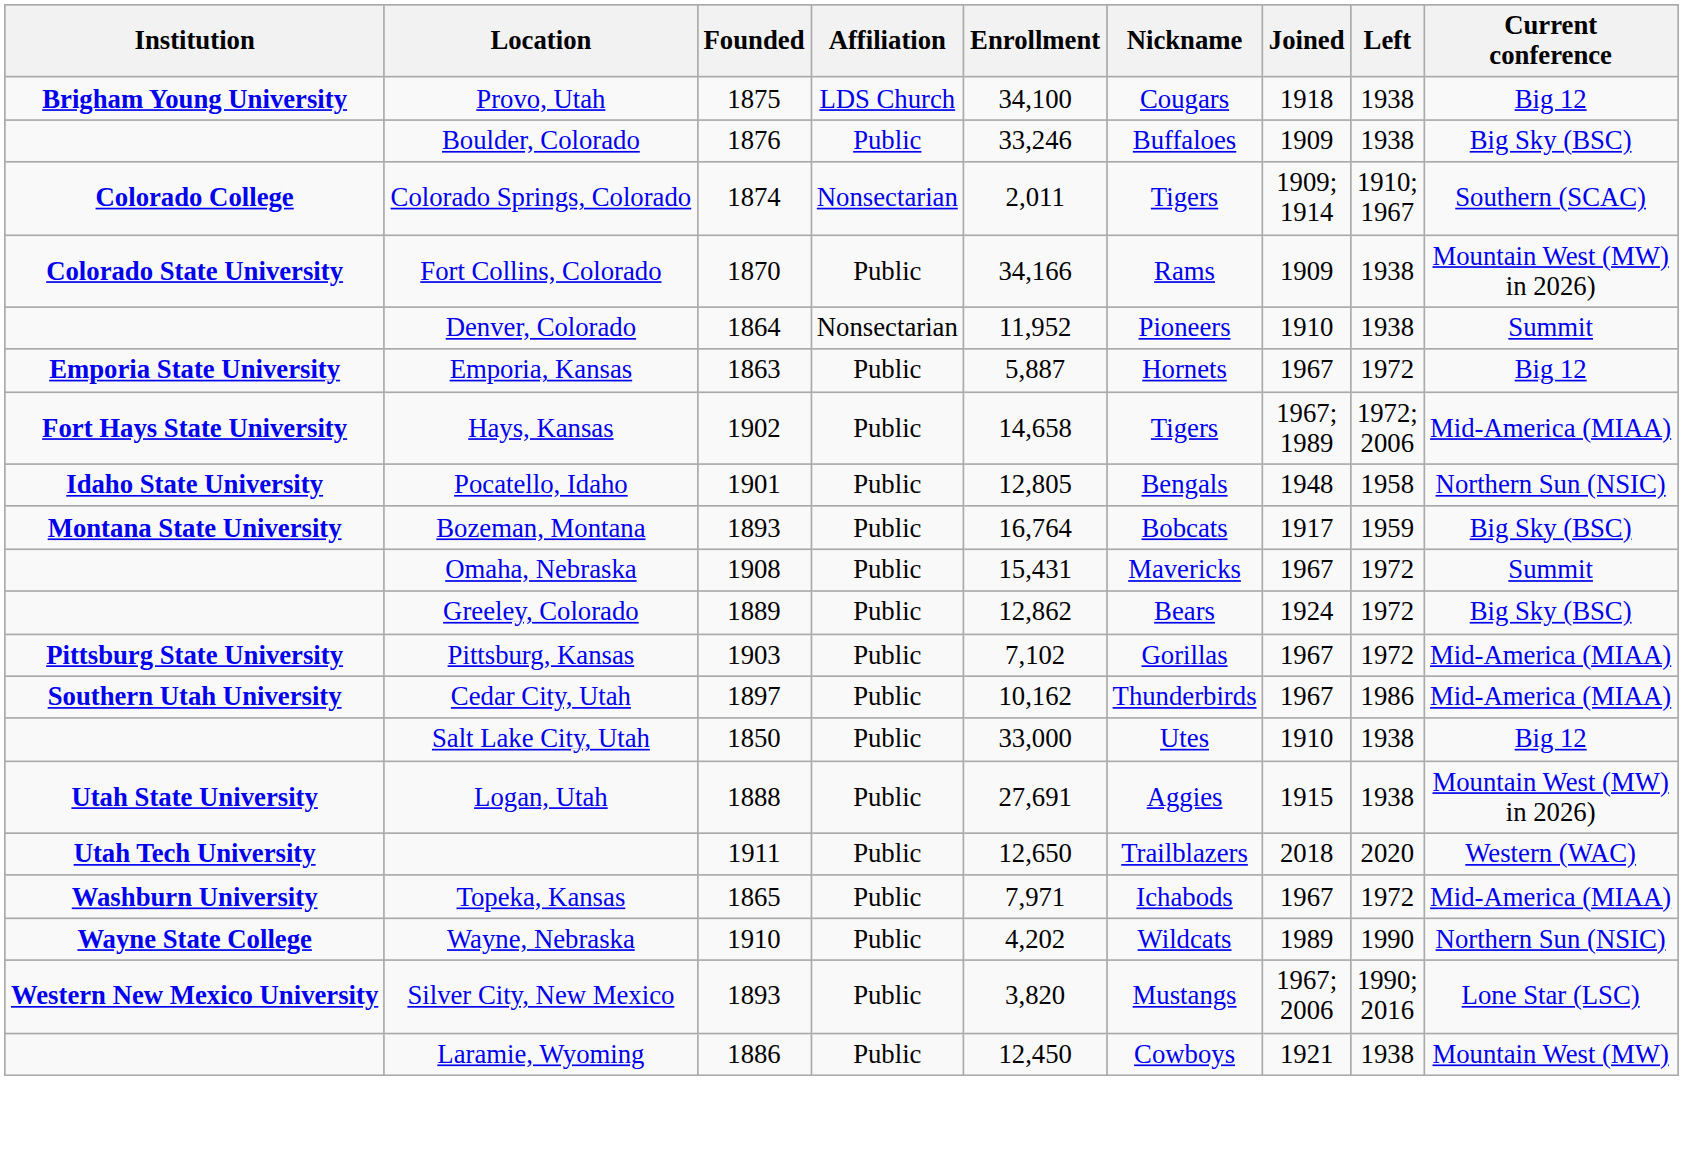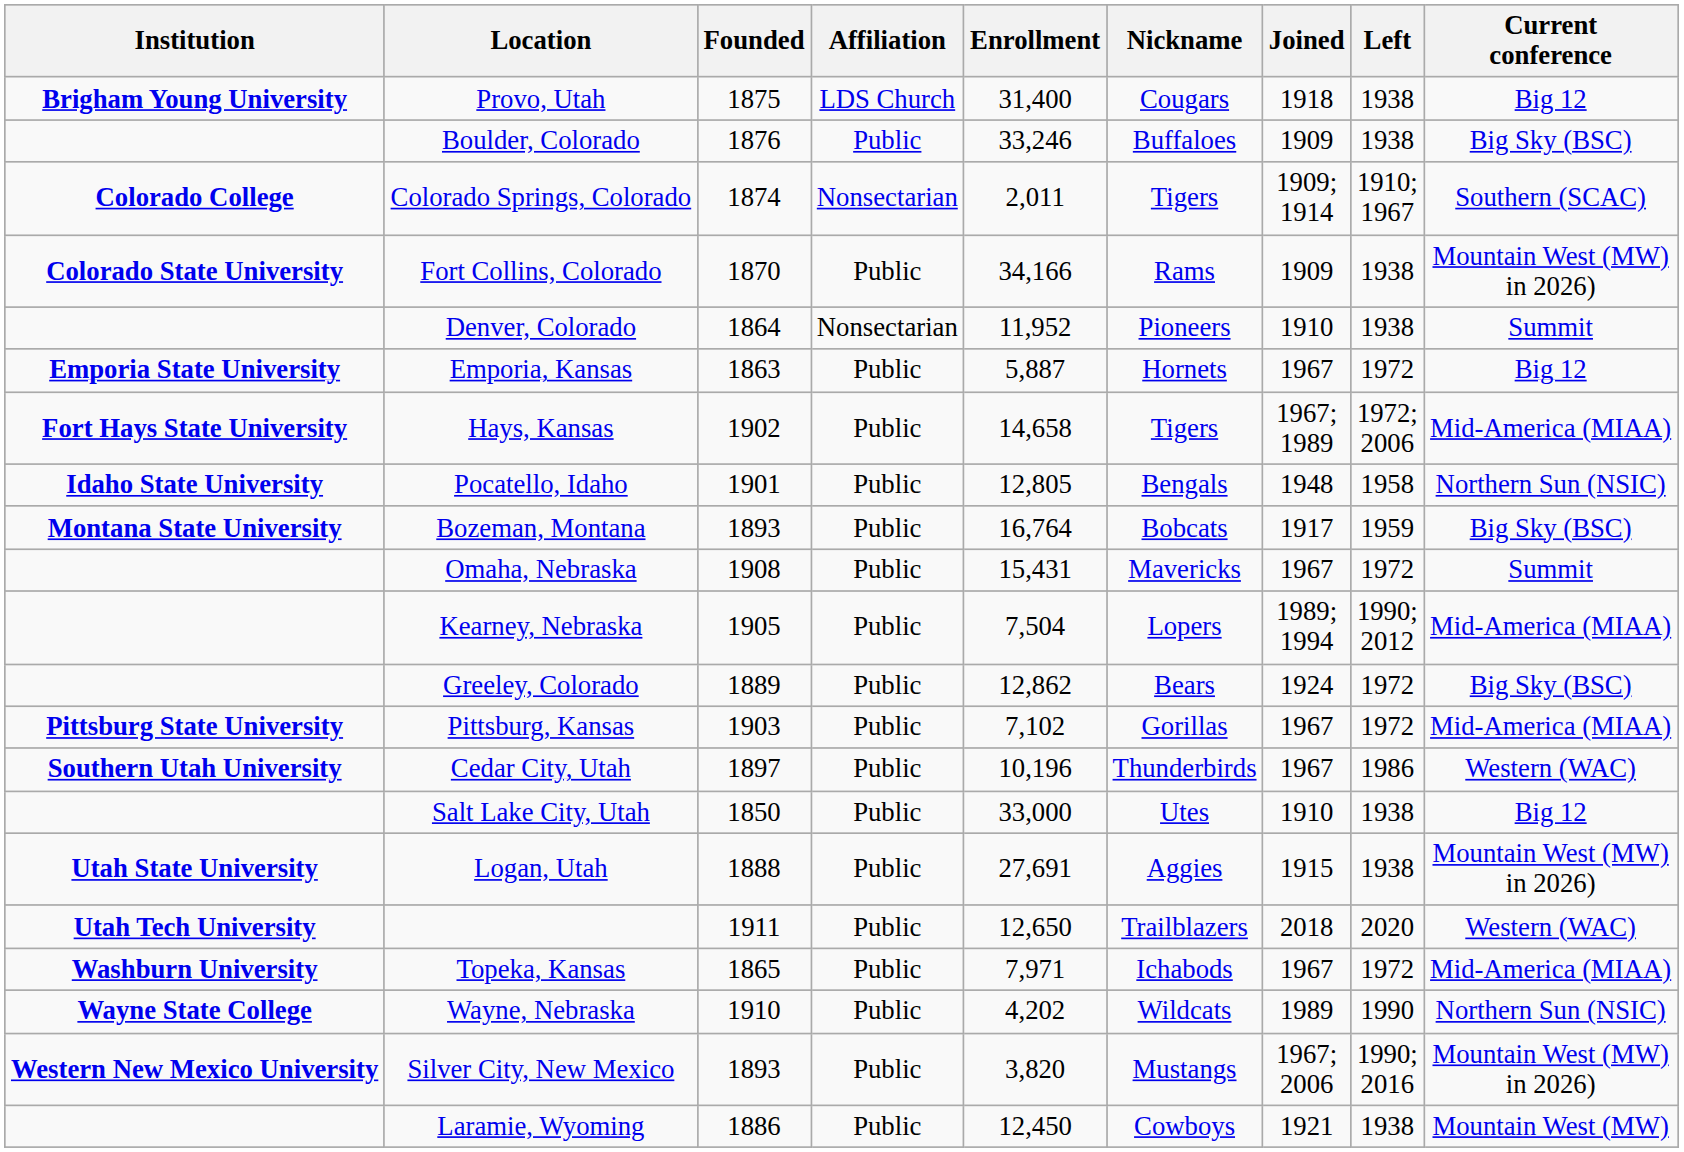(1035, 98) 34,100 -> (1035, 98) 31,400
+ row: (541, 627)
(1035, 696) 10,162 -> (1035, 769) 10,196
(1551, 696) Mid-America (MIAA) -> (1551, 769) Western (WAC)
(1551, 996) Lone Star (LSC) -> (1551, 1068) Mountain West (MW) in 2026)
